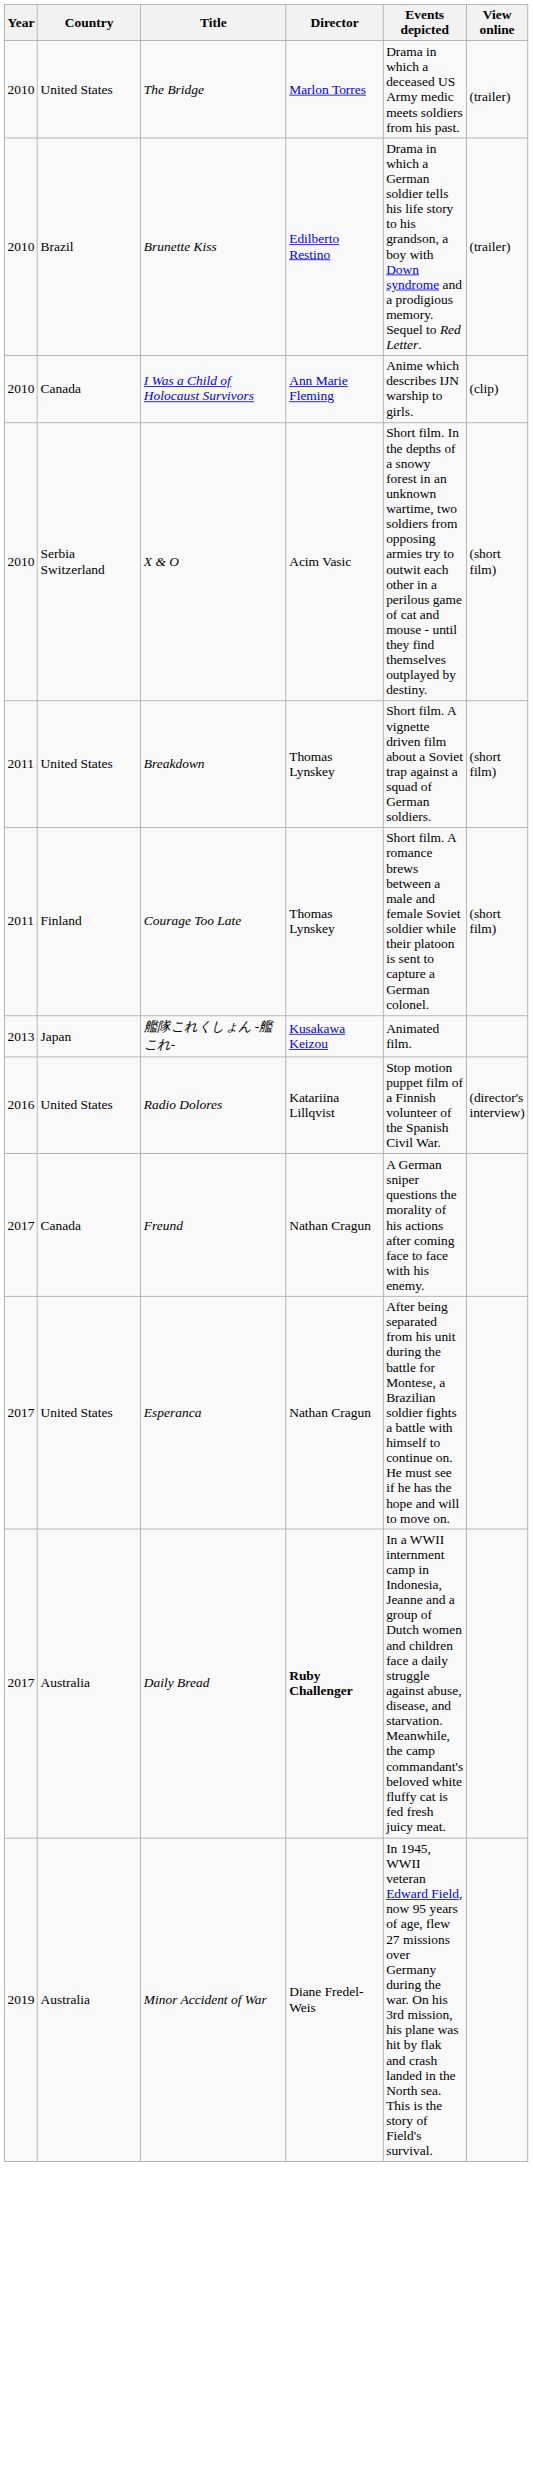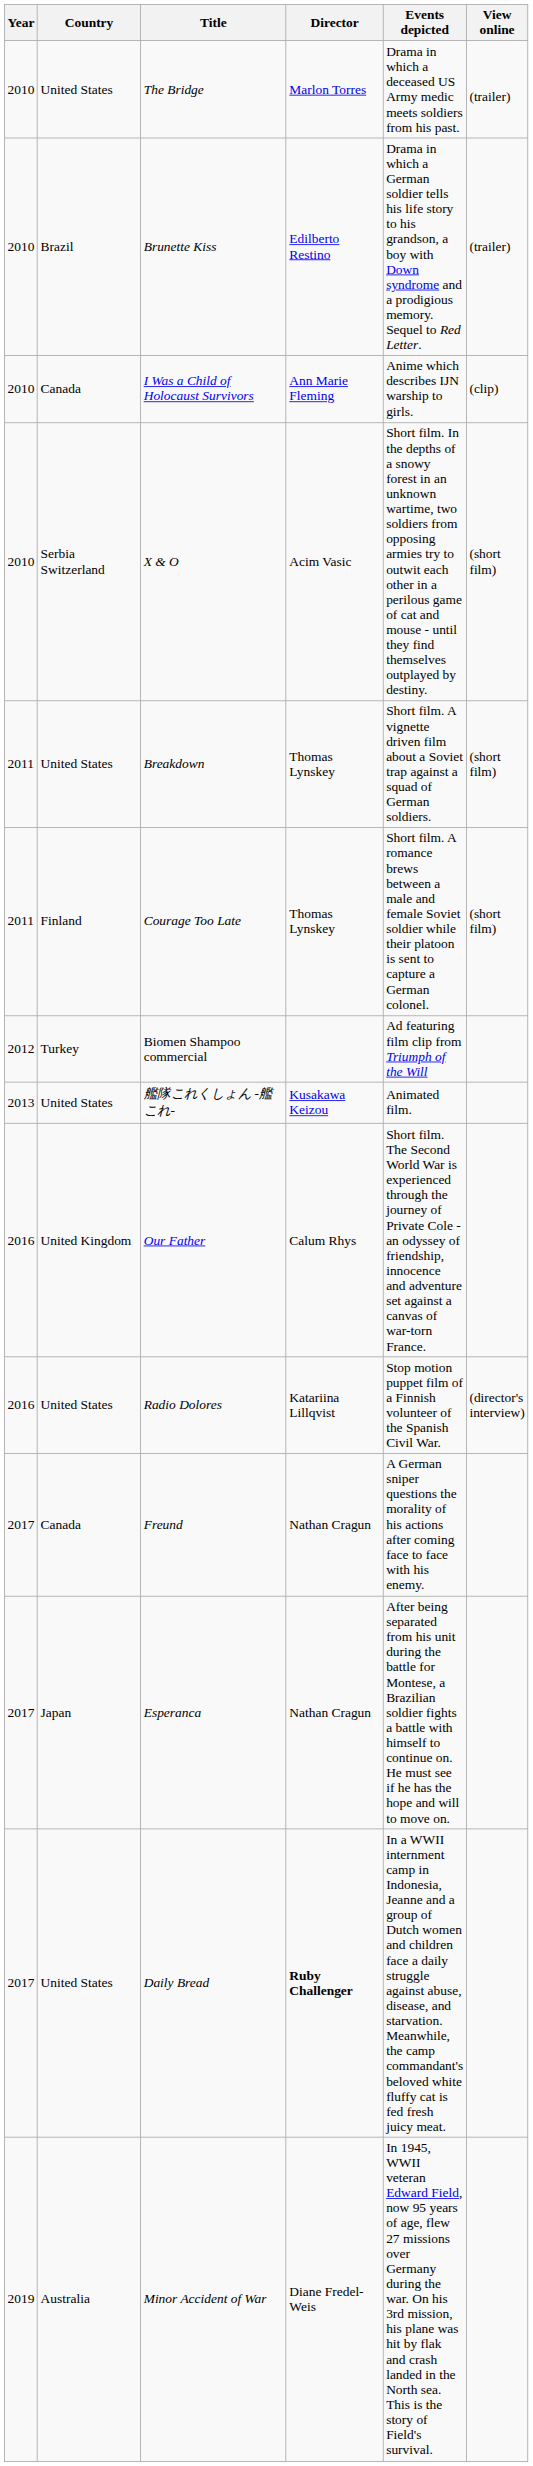+ row: (192, 1048)
(56, 1036) Japan -> (77, 1102) United States
+ row: (174, 1240)
(77, 1412) United States -> (56, 1712) Japan
(65, 1683) Australia -> (77, 1983) United States
